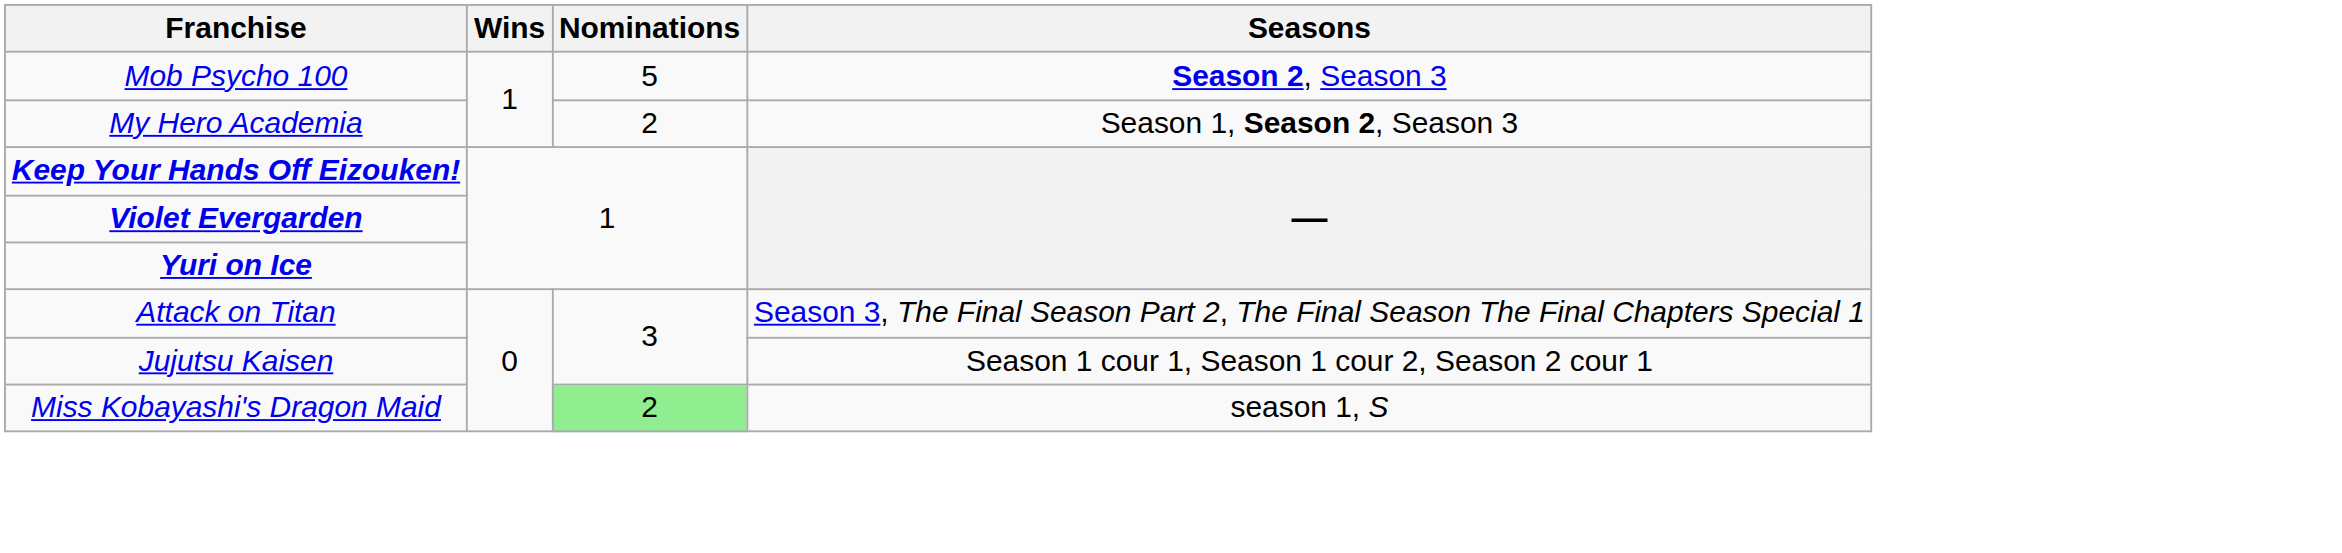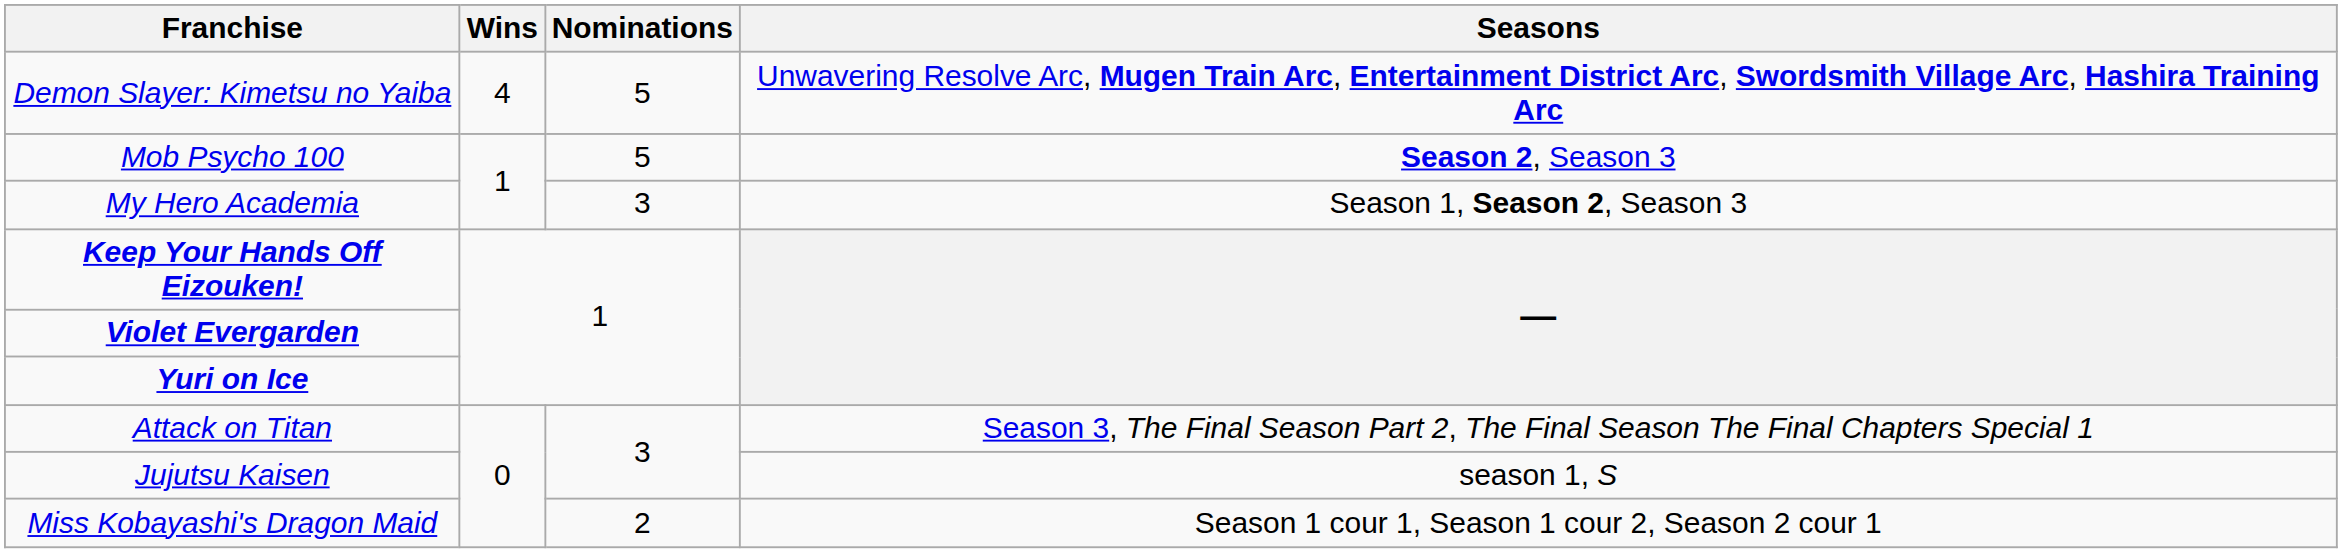+ row: (232, 92)
(650, 123) 2 -> (642, 204) 3
(1309, 360) Season 1 cour 1, Season 1 cour 2, Season 2 cour 1 -> (1538, 475) season 1, S
(650, 407) lightgreen background -> (642, 522) no background
(1309, 407) season 1, S -> (1538, 522) Season 1 cour 1, Season 1 cour 2, Season 2 cour 1
